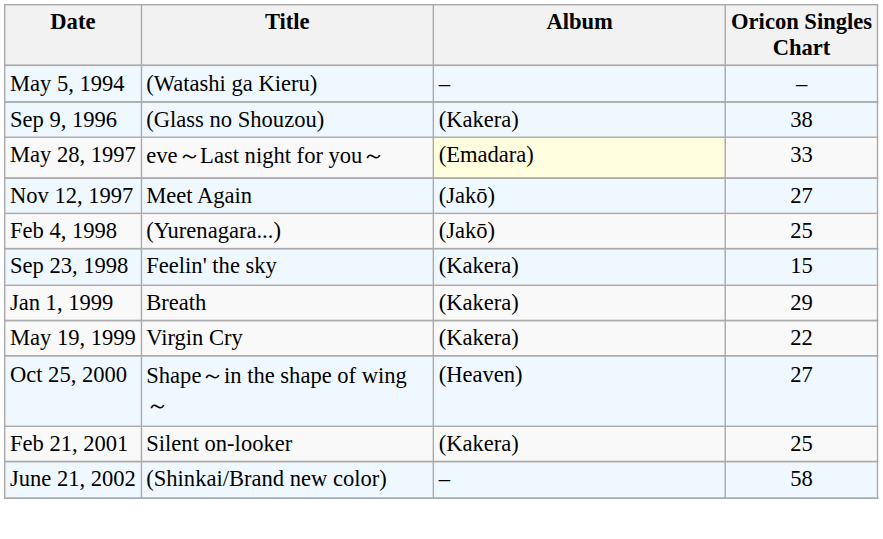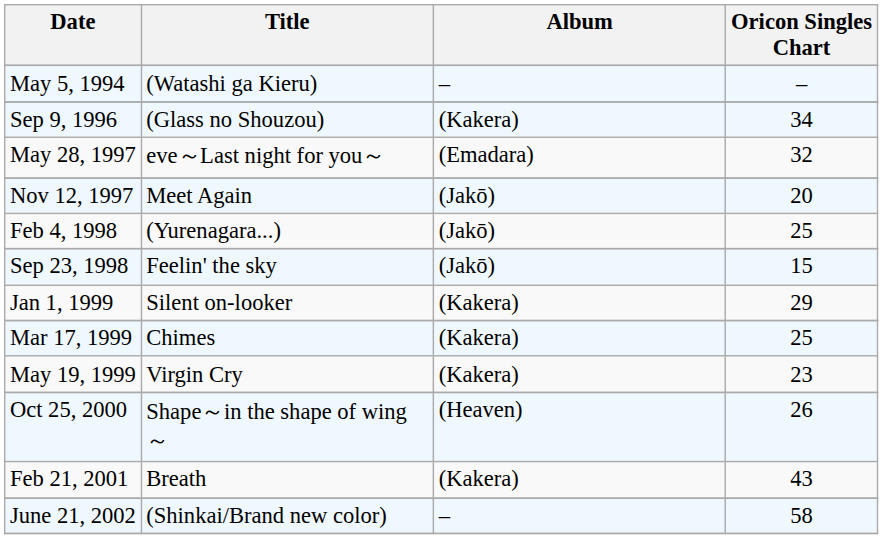(802, 119) 38 -> (802, 119) 34
(486, 155) lightyellow background -> (486, 155) no background
(802, 155) 33 -> (802, 155) 32
(802, 195) 27 -> (802, 195) 20
(479, 266) (Kakera) -> (467, 266) (Jakō)
(176, 302) Breath -> (219, 302) Silent on-looker
+ row: (71, 338)
(802, 338) 22 -> (802, 374) 23
(802, 374) 27 -> (802, 409) 26
(219, 443) Silent on-looker -> (176, 479) Breath
(802, 443) 25 -> (802, 479) 43
